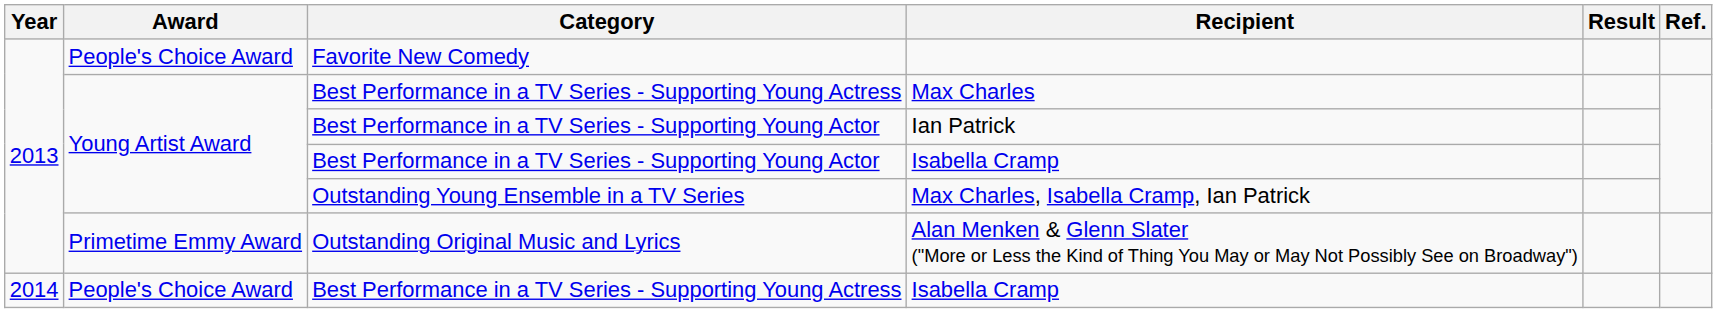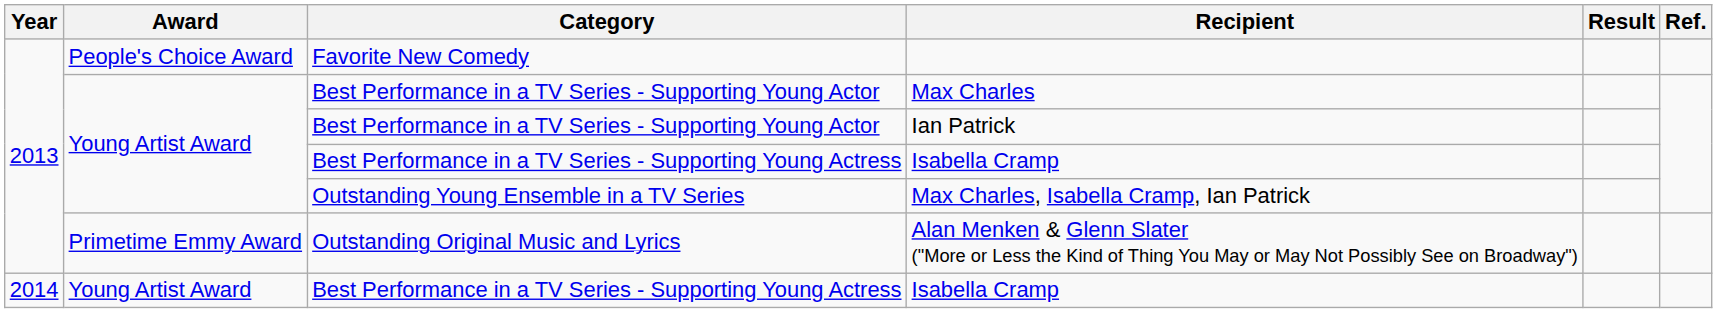(607, 91) Best Performance in a TV Series - Supporting Young Actress -> (596, 91) Best Performance in a TV Series - Supporting Young Actor
(596, 160) Best Performance in a TV Series - Supporting Young Actor -> (607, 160) Best Performance in a TV Series - Supporting Young Actress
(181, 289) People's Choice Award -> (160, 289) Young Artist Award
